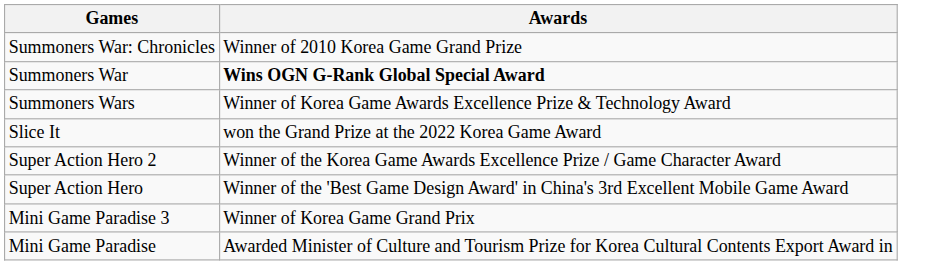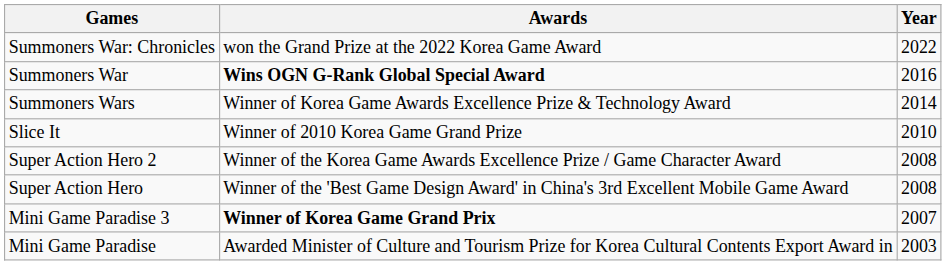+ column: (919, 18)
(373, 47) Winner of 2010 Korea Game Grand Prize -> (412, 47) won the Grand Prize at the 2022 Korea Game Award
(412, 132) won the Grand Prize at the 2022 Korea Game Award -> (373, 132) Winner of 2010 Korea Game Grand Prize
(349, 217) normal -> (359, 217) bold
